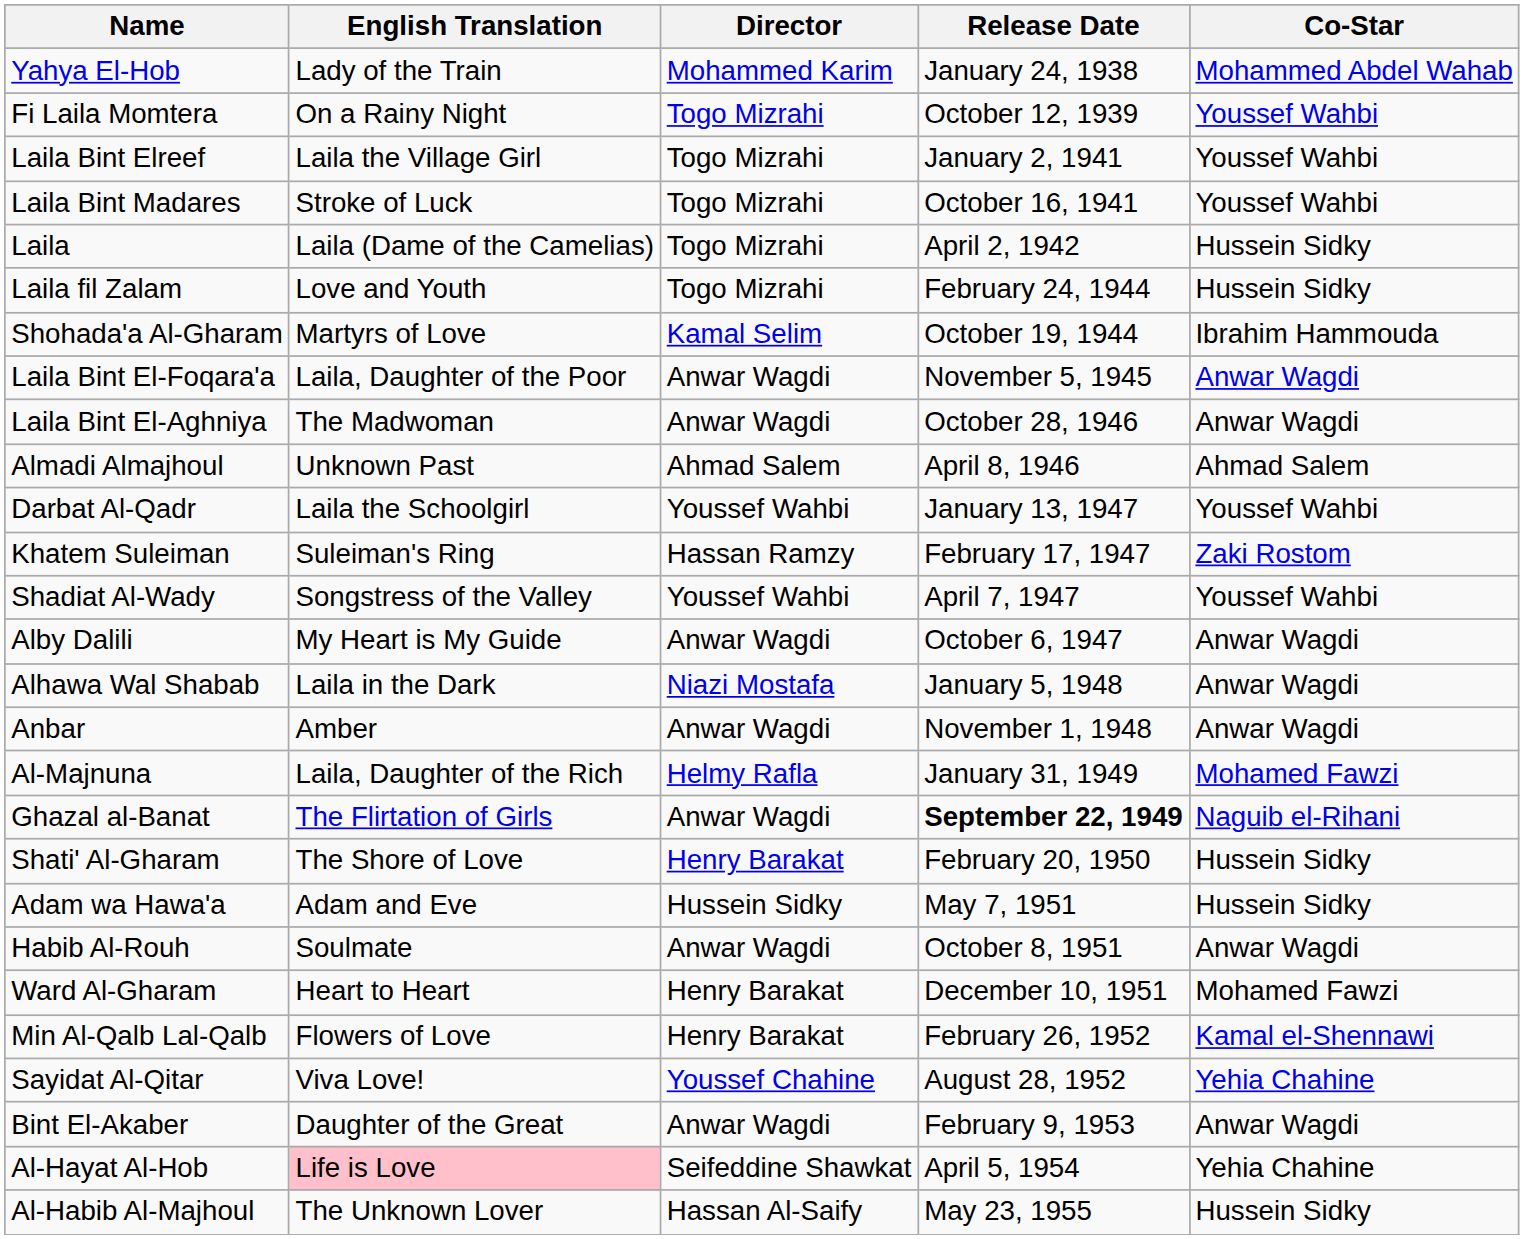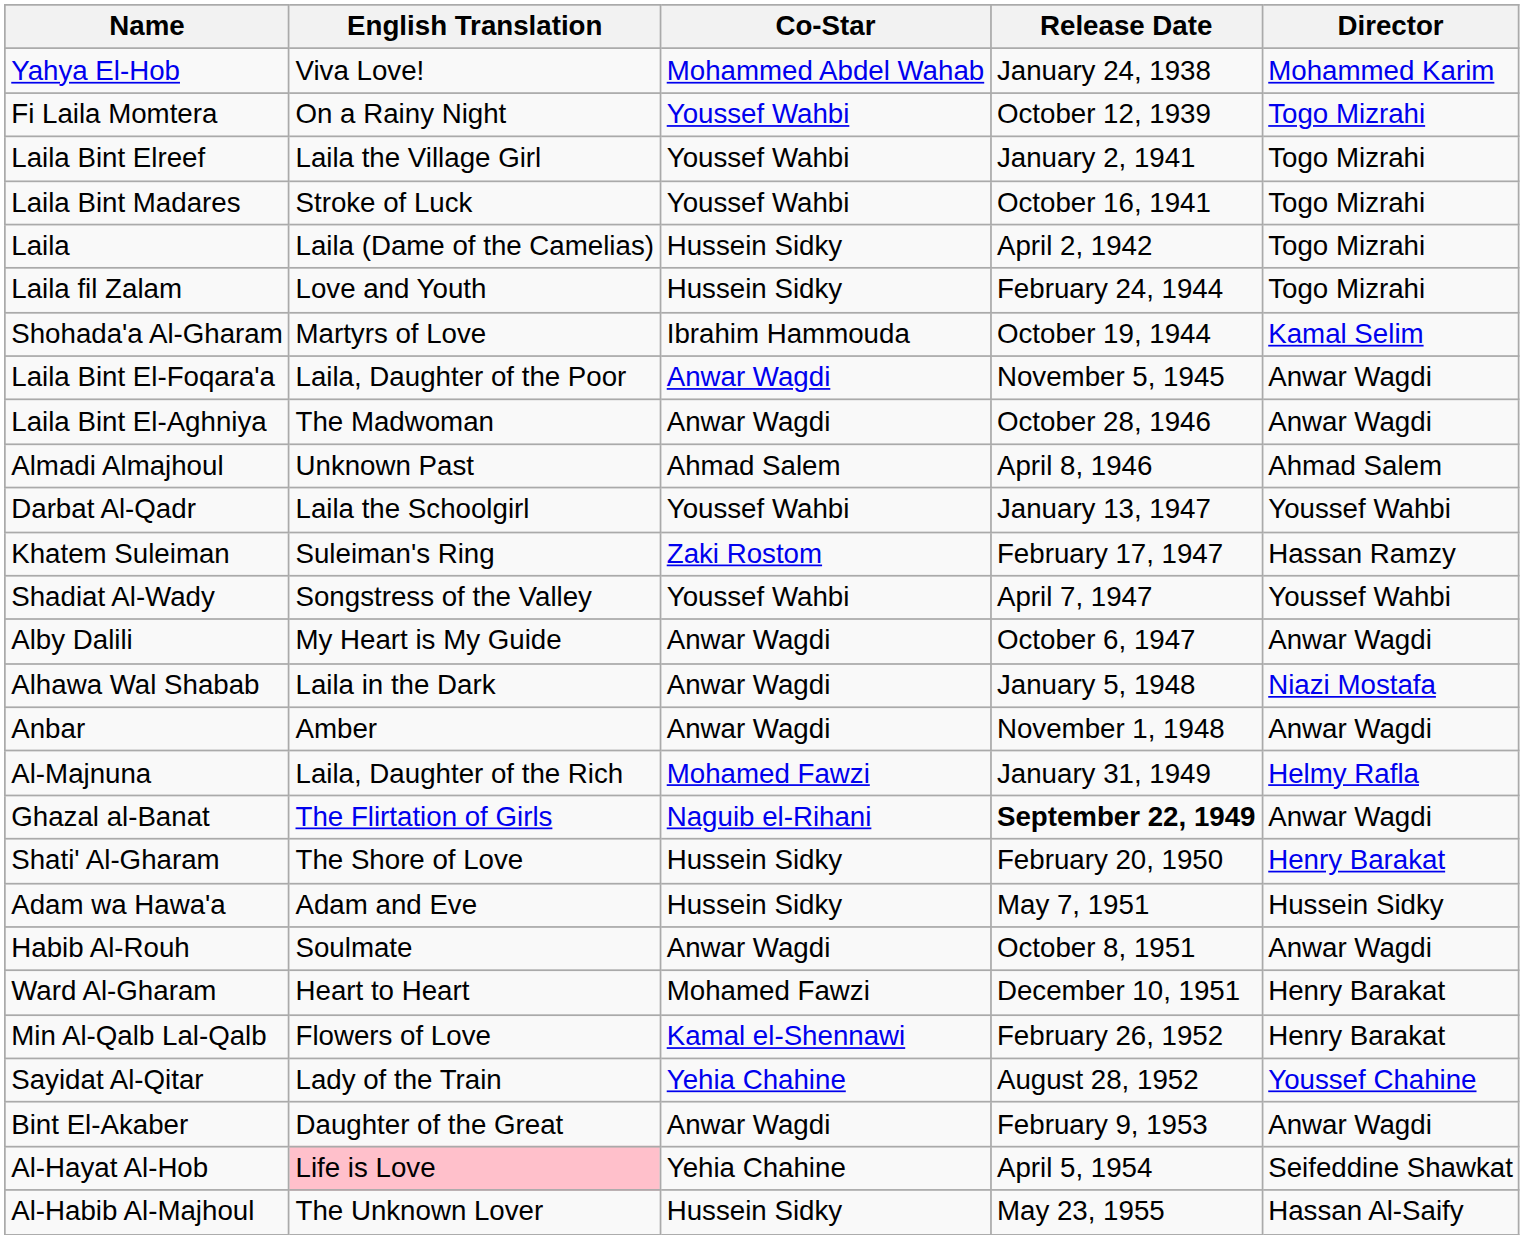columns swapped: (1354, 26) <-> (789, 26)
(399, 70) Lady of the Train -> (360, 70) Viva Love!
(360, 1080) Viva Love! -> (399, 1080) Lady of the Train
